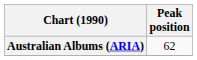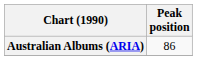(169, 45) 62 -> (169, 45) 86
